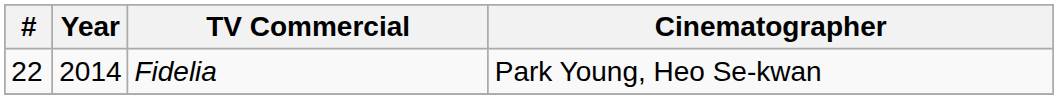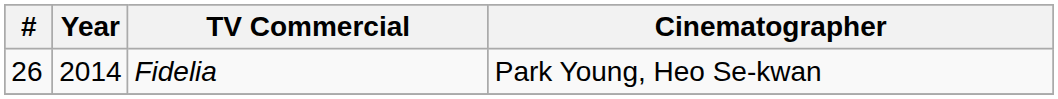(27, 71) 22 -> (27, 71) 26
